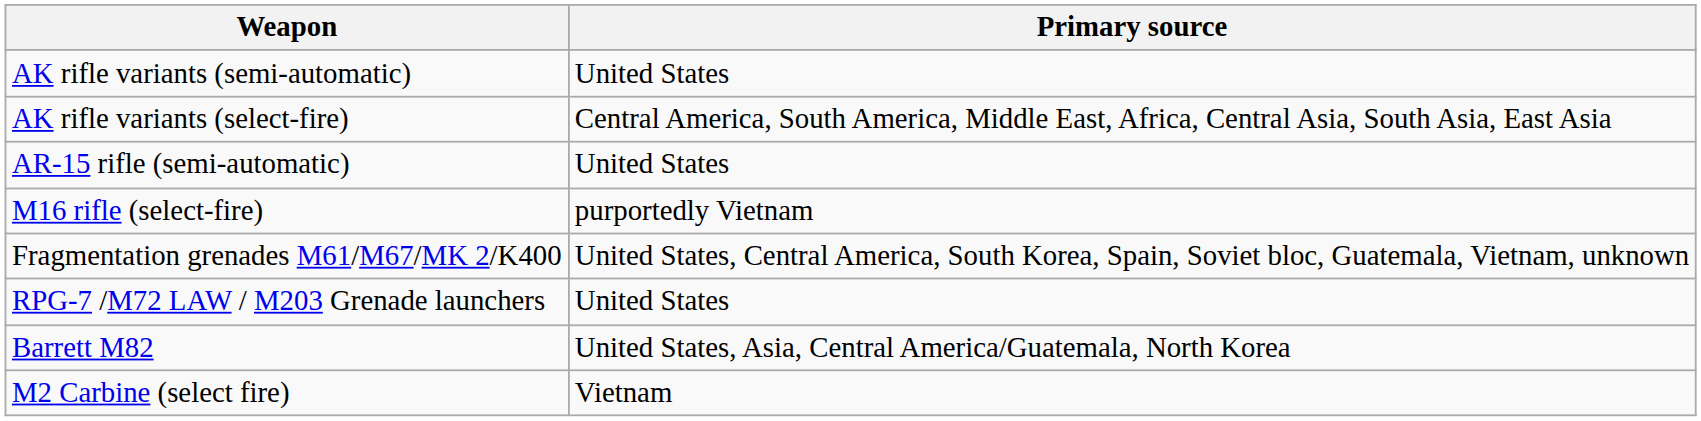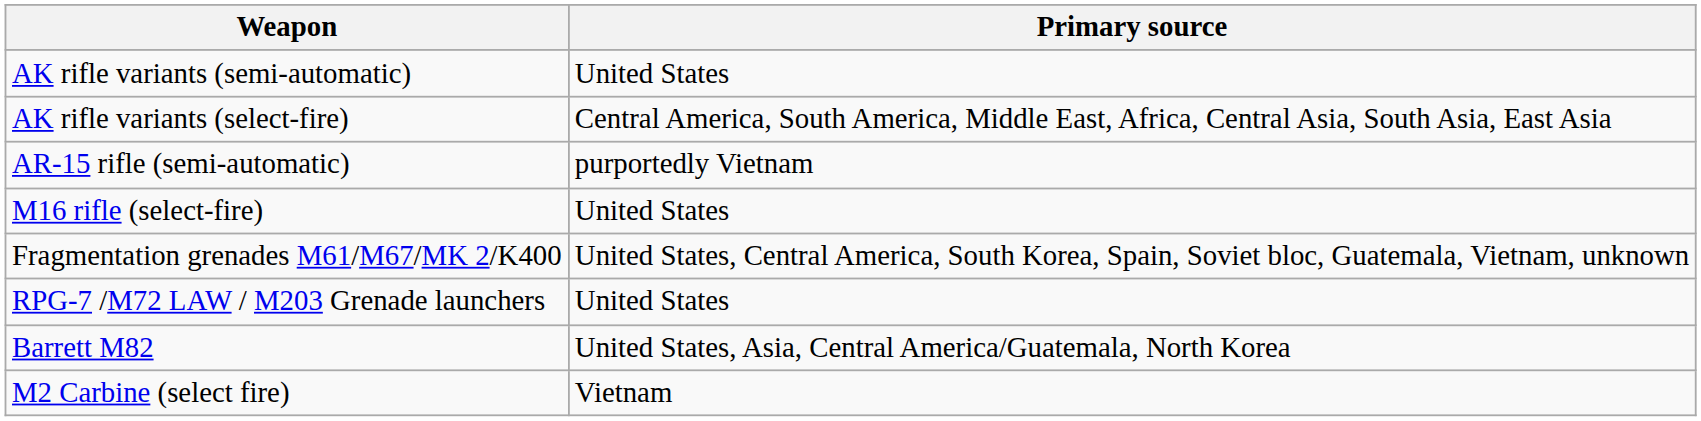(652, 164) United States -> (694, 164) purportedly Vietnam
(694, 210) purportedly Vietnam -> (652, 210) United States
